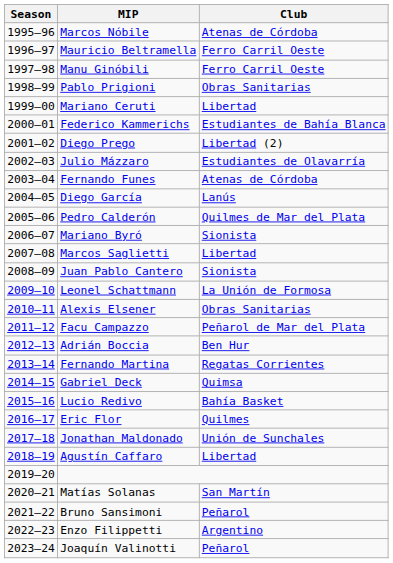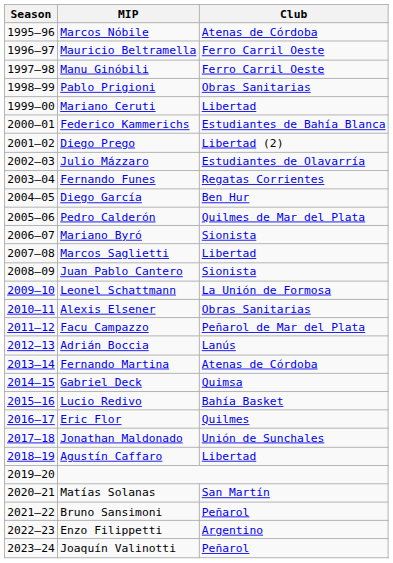(260, 180) Atenas de Córdoba -> (263, 180) Regatas Corrientes
(219, 198) Lanús -> (226, 198) Ben Hur
(226, 345) Ben Hur -> (219, 345) Lanús
(263, 364) Regatas Corrientes -> (260, 364) Atenas de Córdoba
